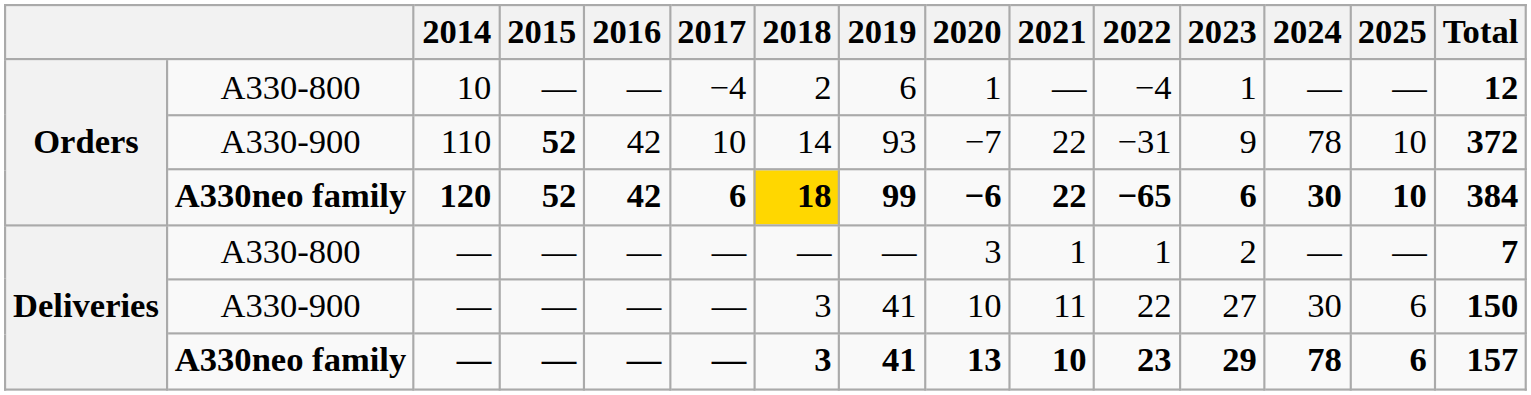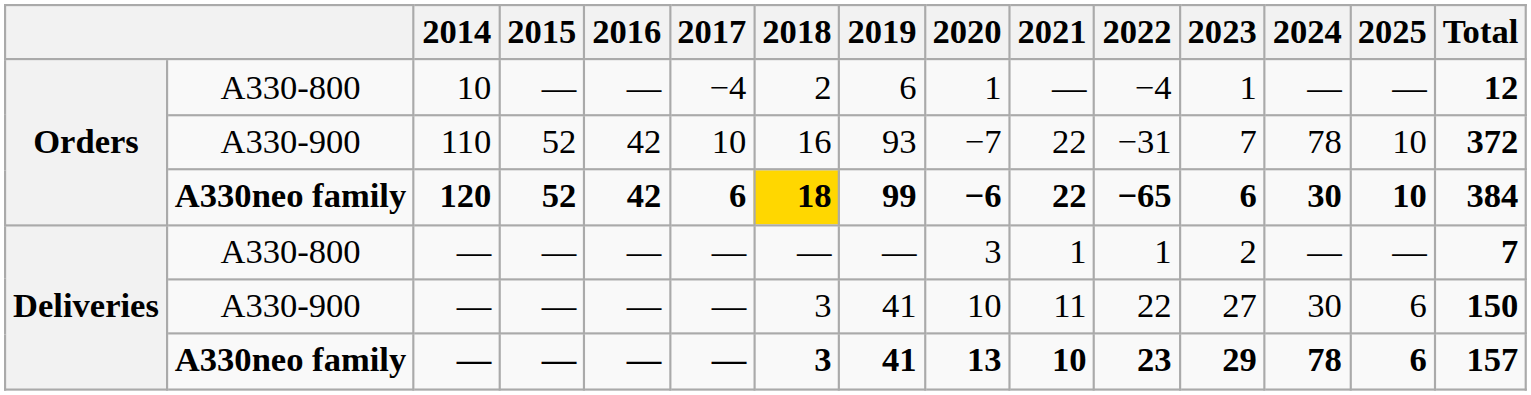(559, 141) bold -> (559, 141) normal
(814, 141) 14 -> (814, 141) 16
(1248, 141) 9 -> (1248, 141) 7
